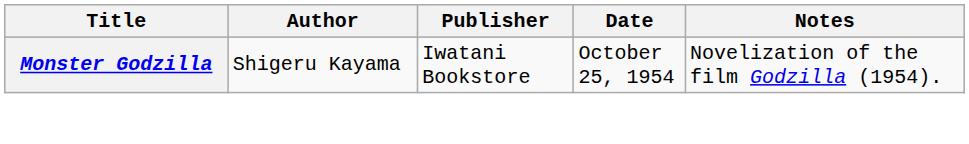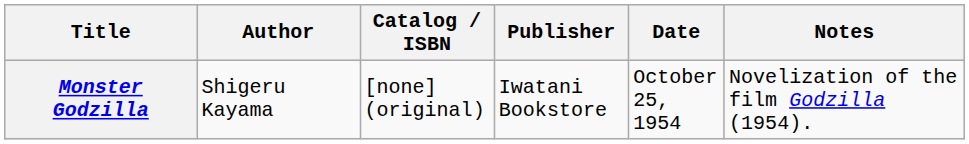+ column: (427, 33)
